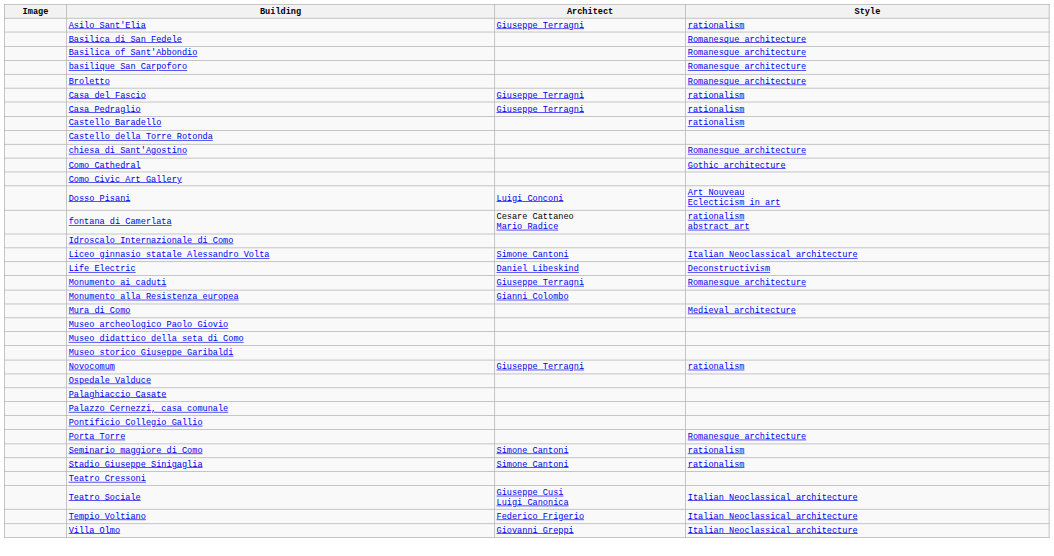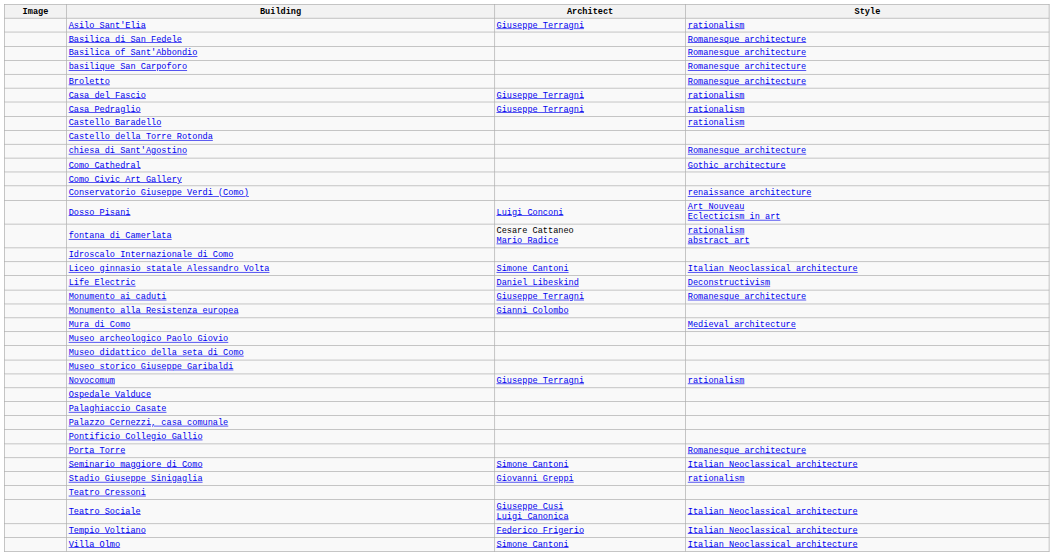+ row: (159, 193)
(716, 451) rationalism -> (773, 465) Italian Neoclassical architecture
(533, 465) Simone Cantoni -> (535, 479) Giovanni Greppi
(535, 530) Giovanni Greppi -> (533, 544) Simone Cantoni
